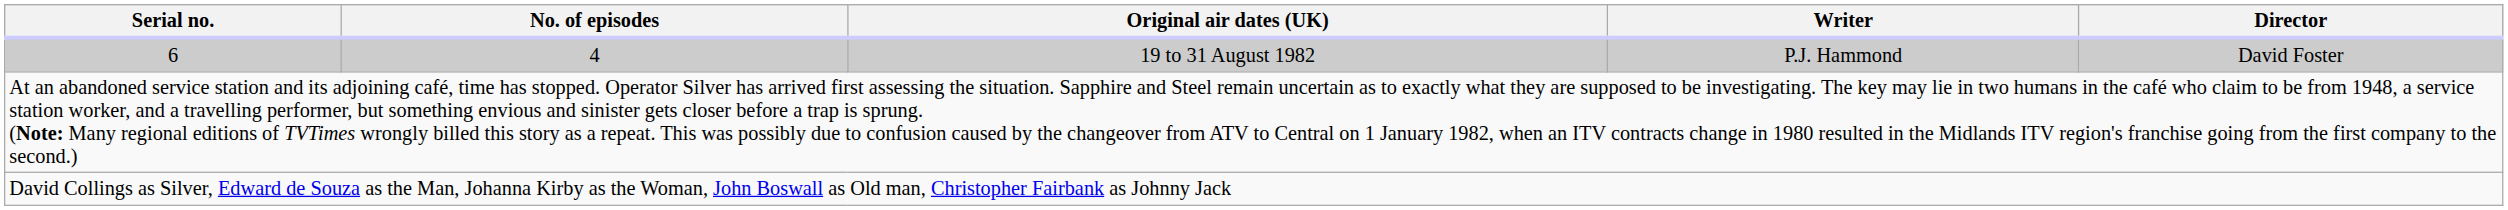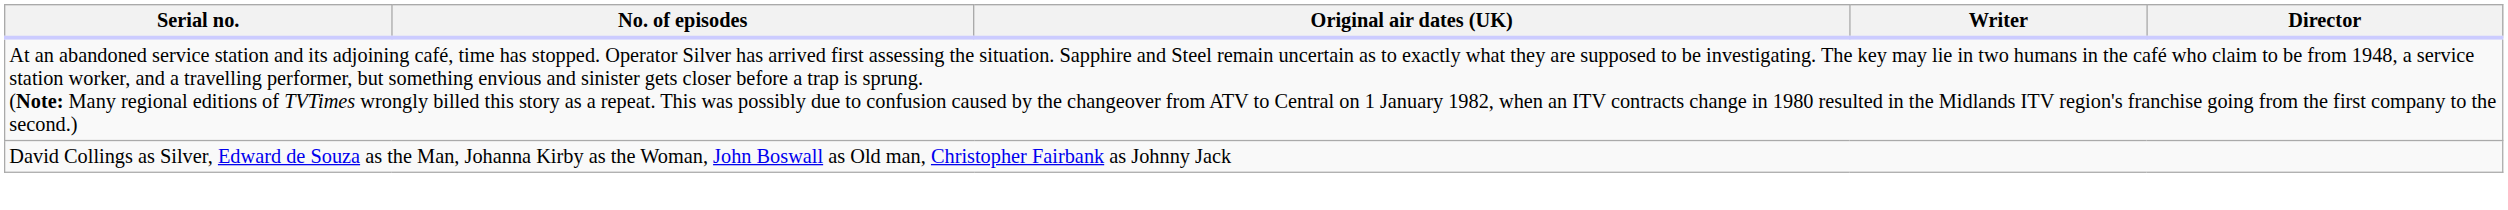- row: (173, 55)
